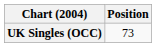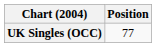(128, 33) 73 -> (128, 33) 77
